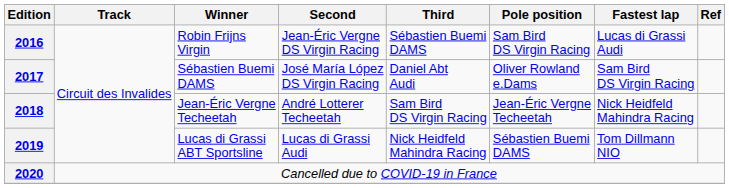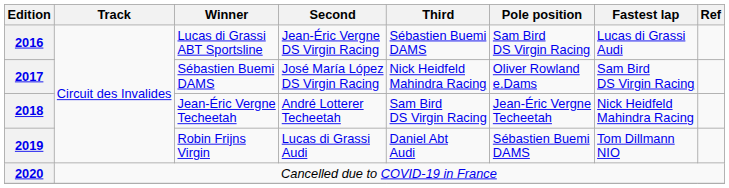(212, 42) Robin Frijns Virgin -> (222, 42) Lucas di Grassi ABT Sportsline
(419, 77) Daniel Abt Audi -> (438, 77) Nick Heidfeld Mahindra Racing
(222, 146) Lucas di Grassi ABT Sportsline -> (212, 146) Robin Frijns Virgin
(438, 146) Nick Heidfeld Mahindra Racing -> (419, 146) Daniel Abt Audi
